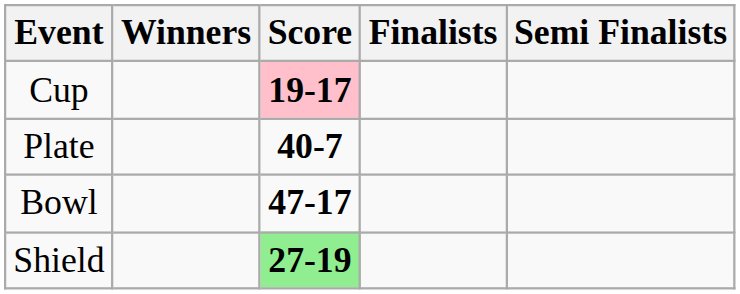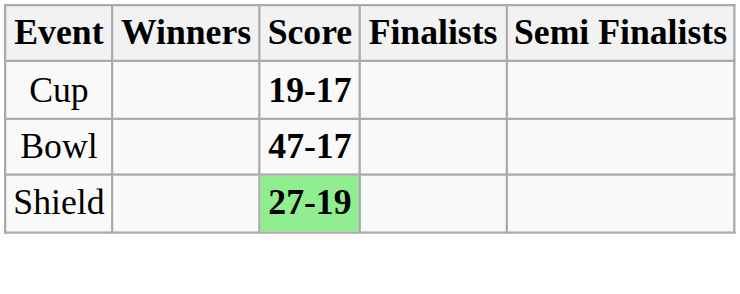(310, 89) pink background -> (310, 89) no background
- row: (59, 145)
